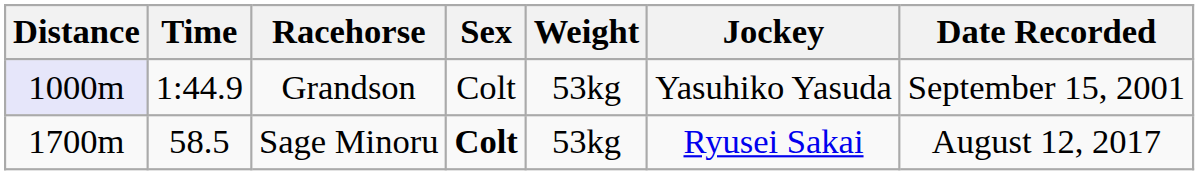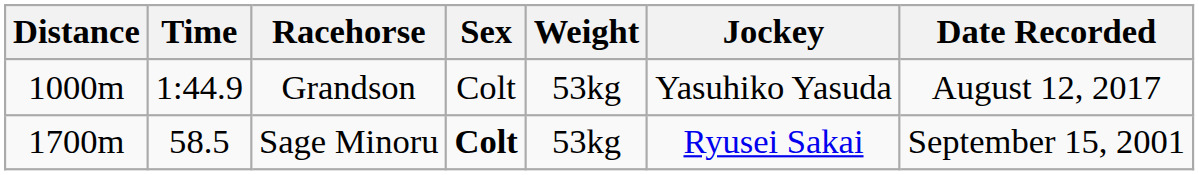(76, 86) lavender background -> (76, 86) no background
(1046, 86) September 15, 2001 -> (1046, 86) August 12, 2017
(1046, 141) August 12, 2017 -> (1046, 141) September 15, 2001
